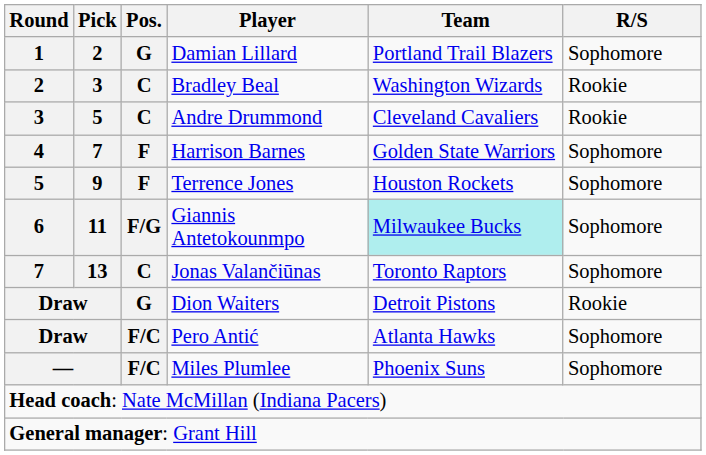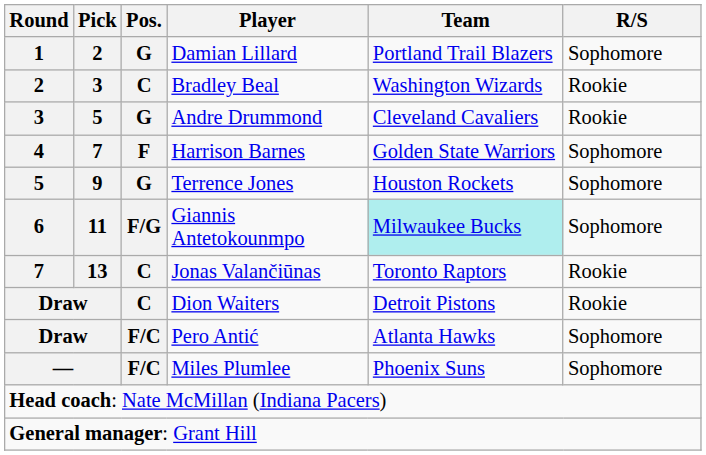(144, 118) C -> (144, 118) G
(144, 183) F -> (144, 183) G
(615, 271) Sophomore -> (597, 271) Rookie
(144, 303) G -> (144, 303) C
